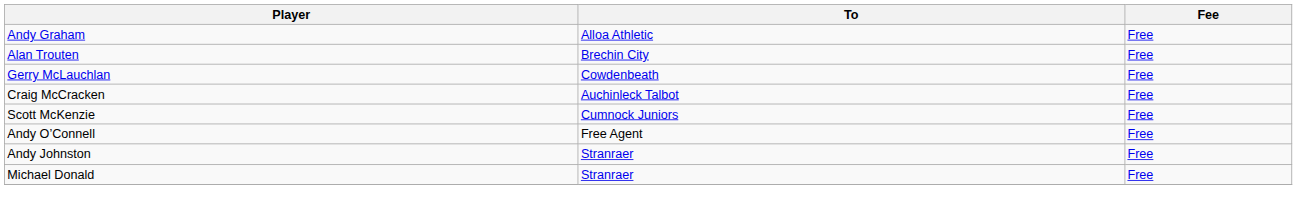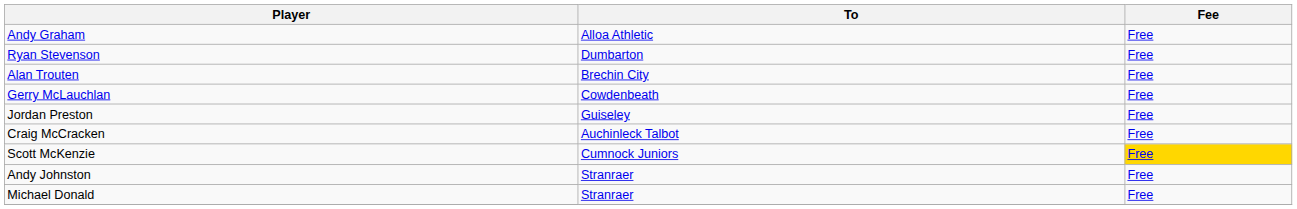+ row: (54, 55)
+ row: (50, 114)
(1140, 114) no background -> (1140, 154) gold background
- row: (51, 134)
